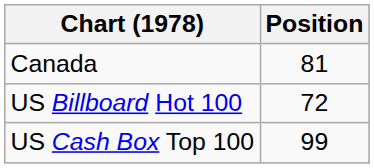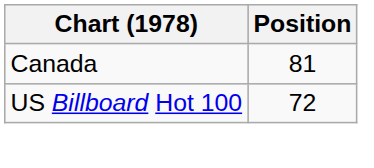- row: (132, 142)
